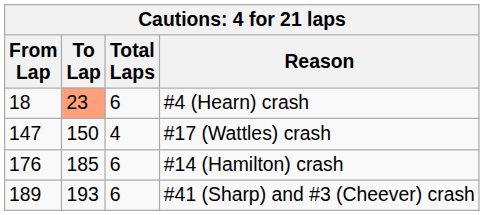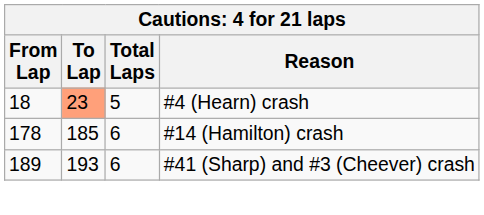(115, 103) 6 -> (115, 103) 5
- row: (247, 133)
(25, 164) 176 -> (25, 133) 178
